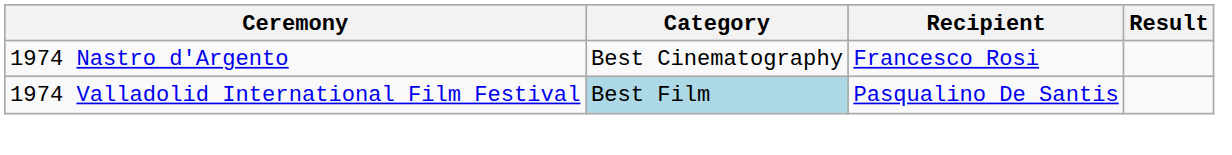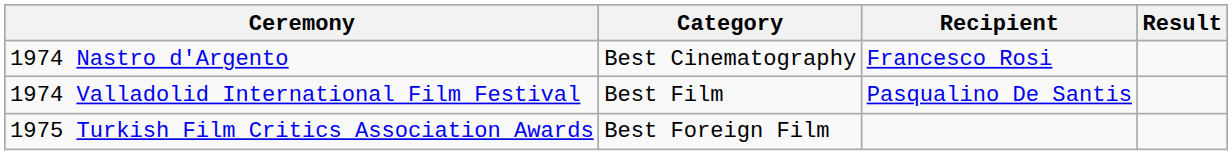(651, 95) lightblue background -> (664, 95) no background
+ row: (302, 131)
